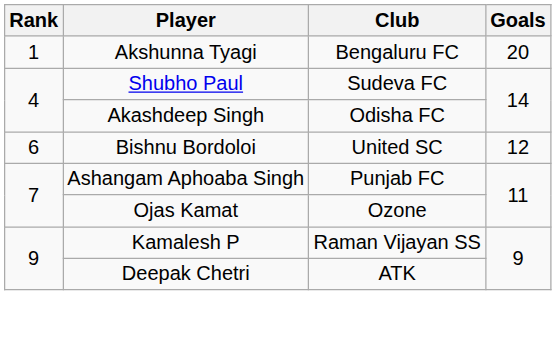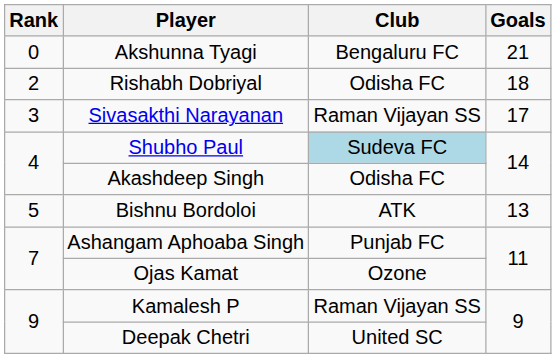(34, 52) 1 -> (34, 52) 0
(518, 52) 20 -> (518, 52) 21
+ row: (186, 83)
+ row: (186, 115)
(397, 83) no background -> (397, 147) lightblue background
(34, 147) 6 -> (34, 210) 5
(397, 147) United SC -> (397, 210) ATK
(518, 147) 12 -> (518, 210) 13
(397, 274) ATK -> (397, 337) United SC
